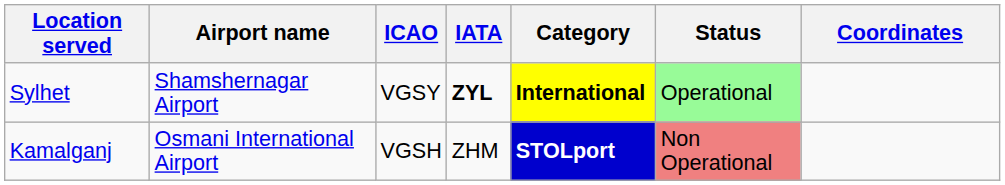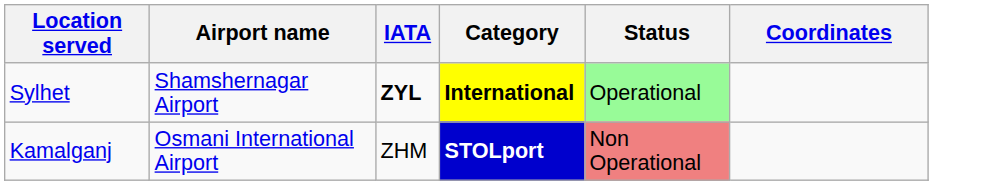- column: (411, 33)
